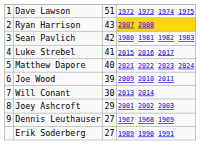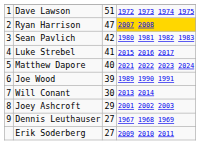(109, 25) 43 -> (109, 25) 47
(146, 79) 2009 2010 2011 -> (146, 79) 1989 1990 1991
(146, 133) 1989 1990 1991 -> (146, 133) 2009 2010 2011
